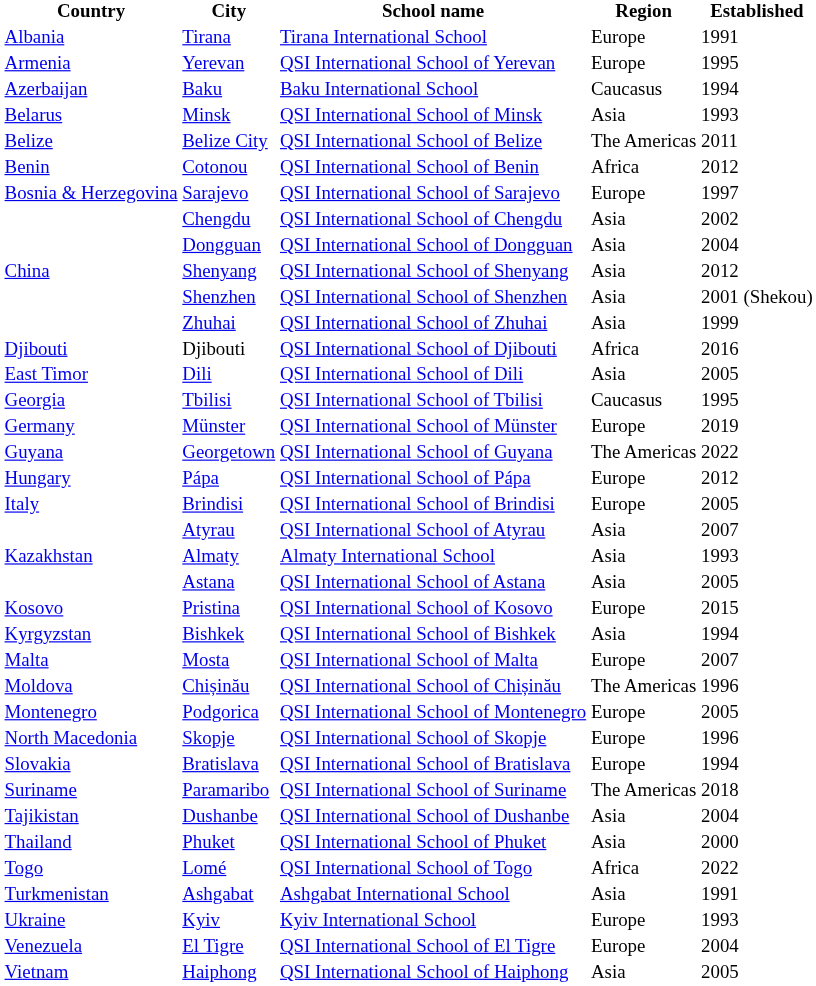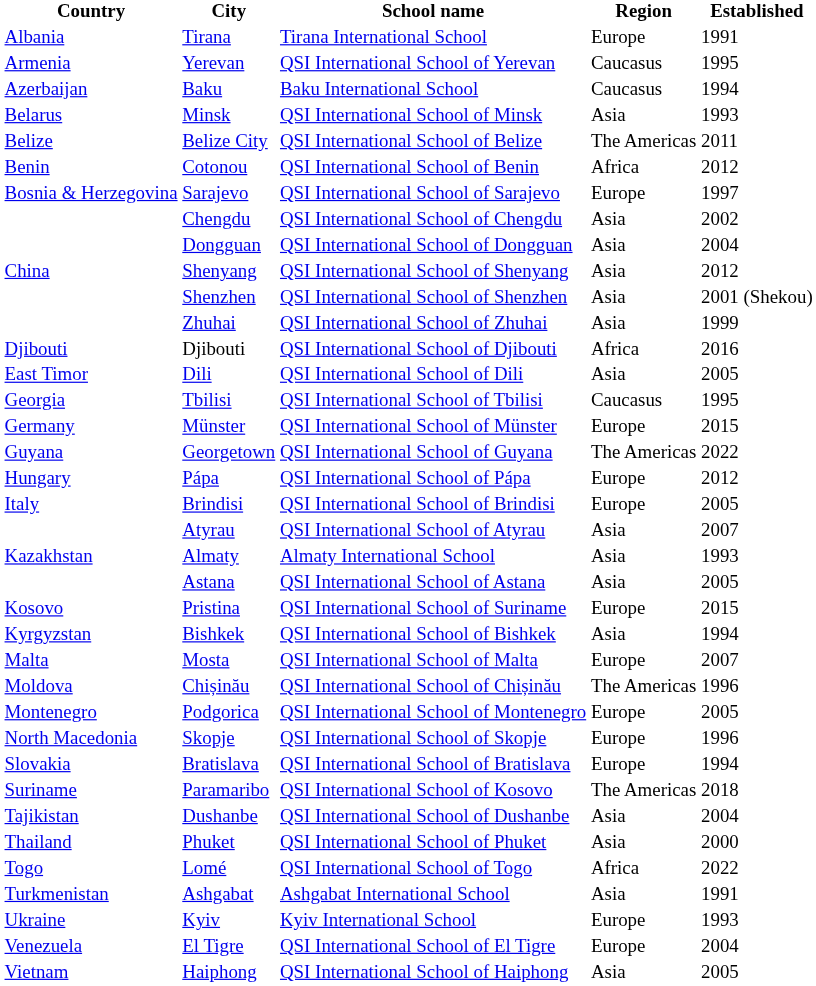(618, 62) Europe -> (627, 62) Caucasus
(720, 426) 2019 -> (720, 426) 2015
(416, 608) QSI International School of Kosovo -> (423, 608) QSI International School of Suriname
(423, 789) QSI International School of Suriname -> (416, 789) QSI International School of Kosovo
